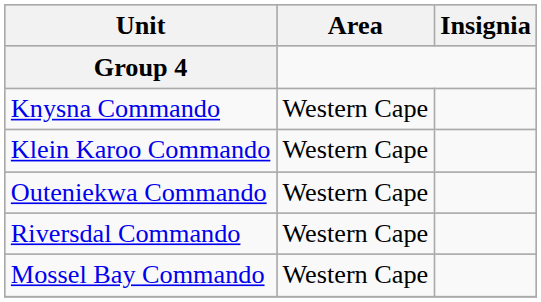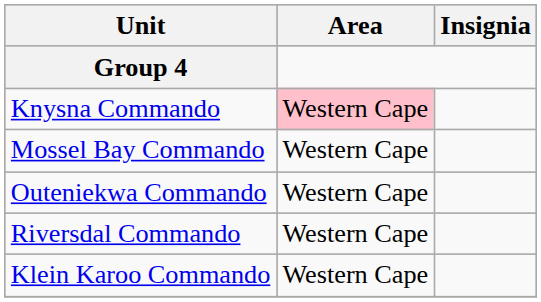(355, 108) no background -> (355, 108) pink background
rows swapped: (138, 274) <-> (141, 150)
